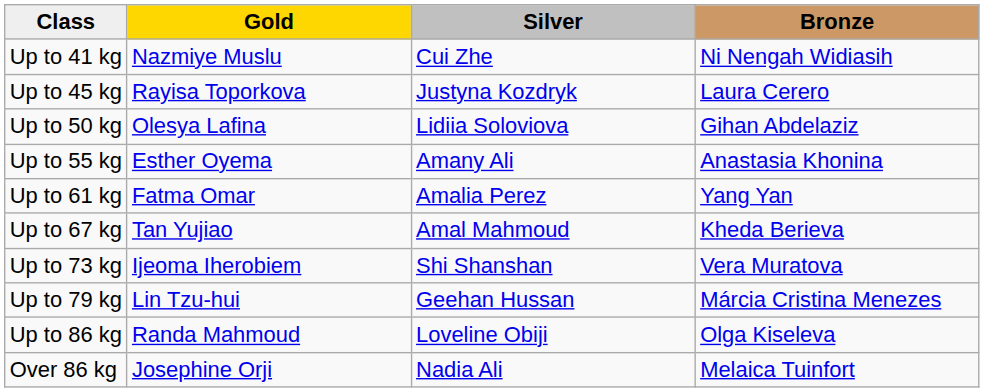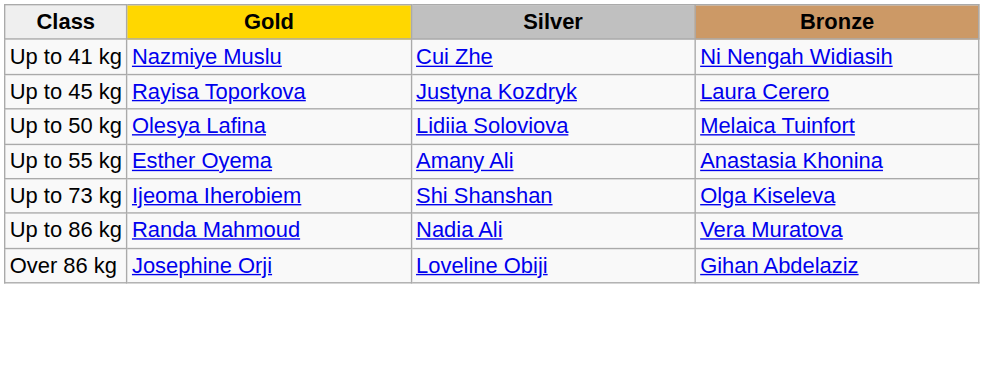(779, 126) Gihan Abdelaziz -> (778, 126) Melaica Tuinfort
- row: (66, 195)
- row: (66, 230)
(771, 265) Vera Muratova -> (768, 195) Olga Kiseleva
- row: (66, 299)
(482, 334) Loveline Obiji -> (459, 230) Nadia Ali
(768, 334) Olga Kiseleva -> (771, 230) Vera Muratova
(459, 369) Nadia Ali -> (482, 265) Loveline Obiji
(778, 369) Melaica Tuinfort -> (779, 265) Gihan Abdelaziz
